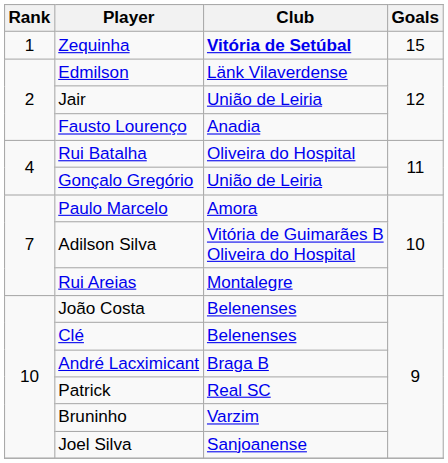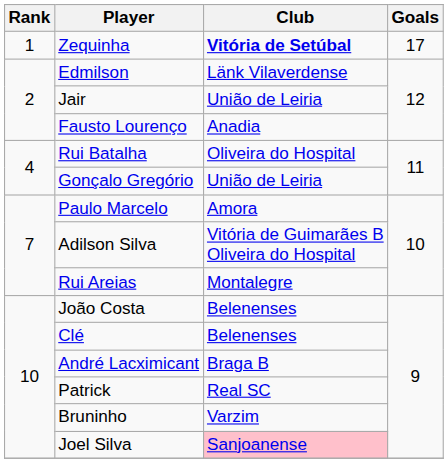(415, 45) 15 -> (415, 45) 17
(257, 444) no background -> (257, 444) pink background
